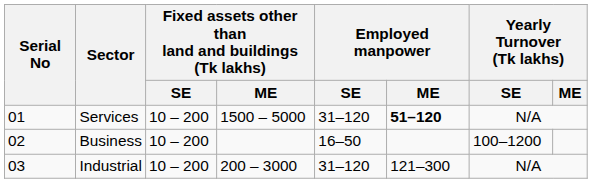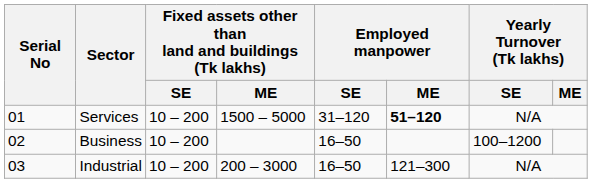(344, 165) 31–120 -> (340, 165) 16–50
